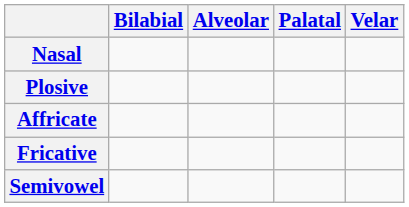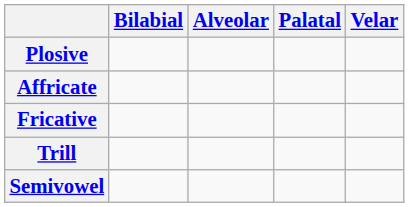- row: (57, 53)
+ row: (57, 152)
